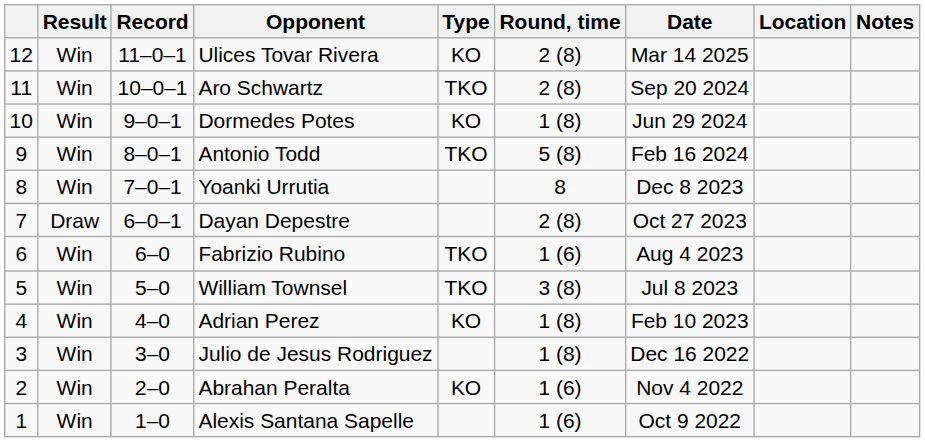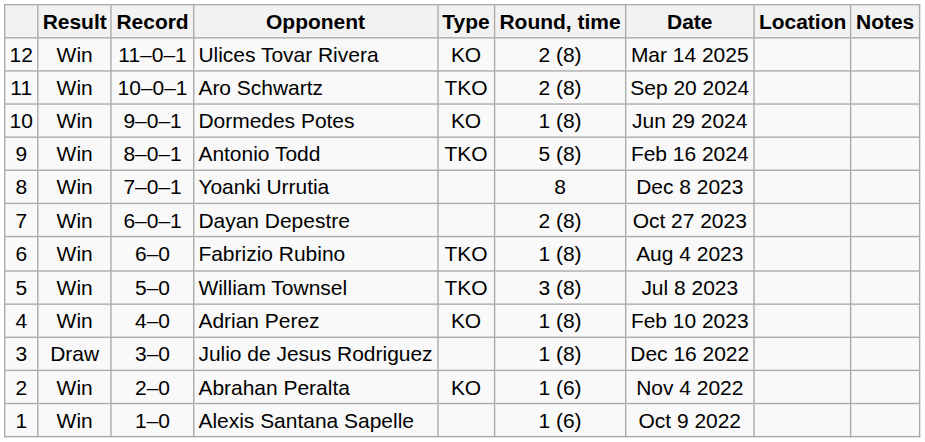(75, 221) Draw -> (75, 221) Win
(560, 254) 1 (6) -> (560, 254) 1 (8)
(75, 354) Win -> (75, 354) Draw
